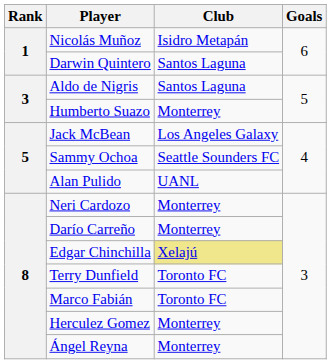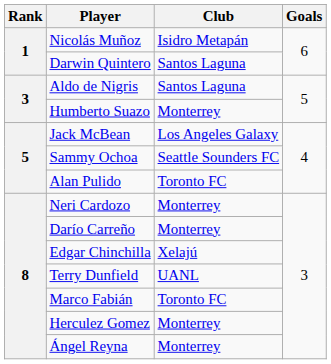(178, 181) UANL -> (192, 181) Toronto FC
(177, 252) khaki background -> (177, 252) no background
(192, 275) Toronto FC -> (178, 275) UANL
